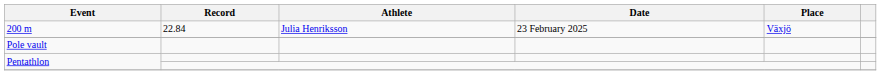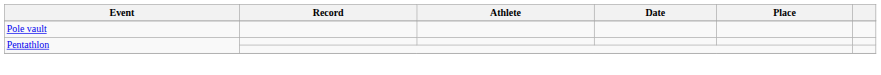- row: (19, 29)
